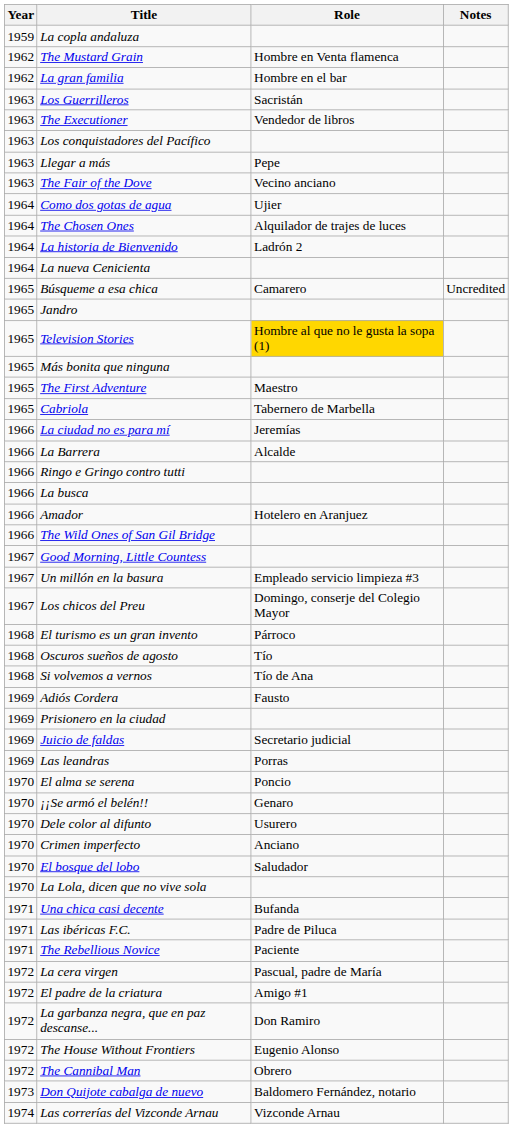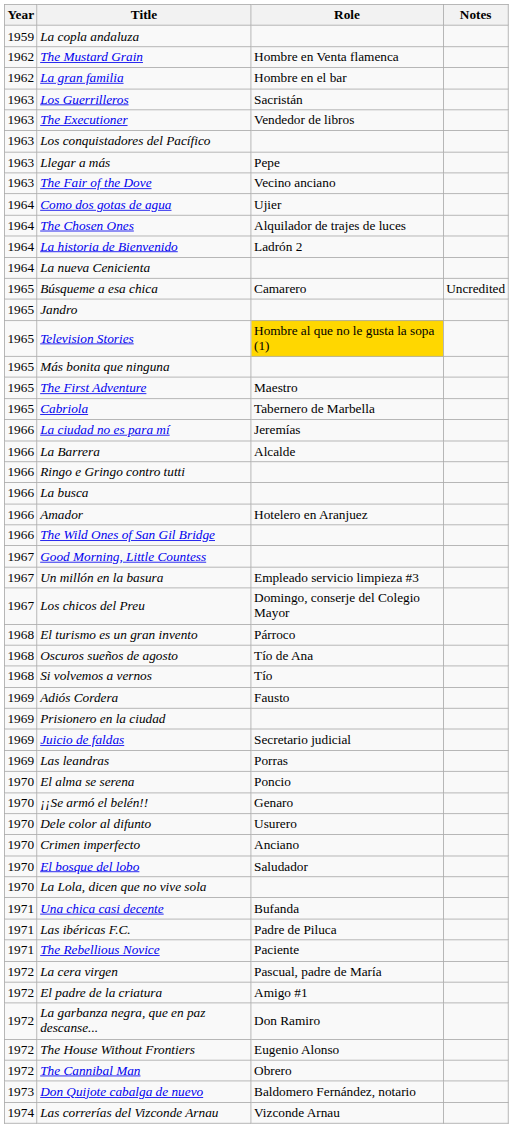(263, 655) Tío -> (284, 655) Tío de Ana
(284, 676) Tío de Ana -> (263, 676) Tío
